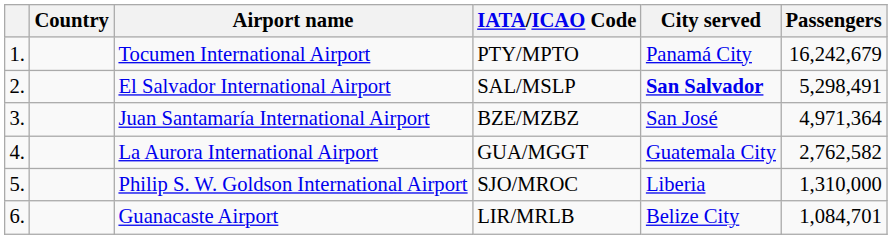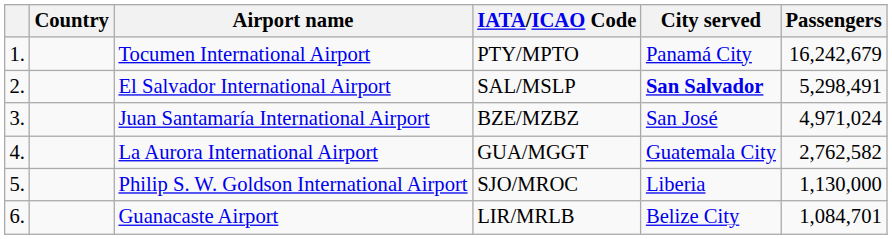(841, 119) 4,971,364 -> (841, 119) 4,971,024
(841, 184) 1,310,000 -> (841, 184) 1,130,000
